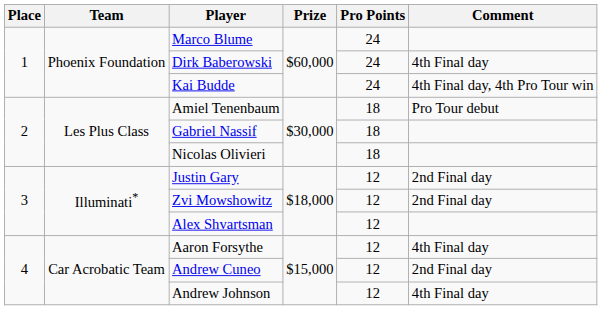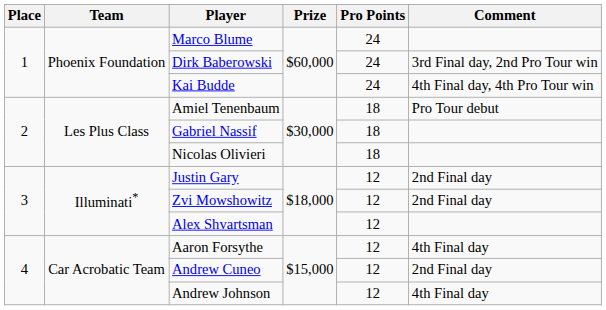(450, 62) 4th Final day -> (505, 62) 3rd Final day, 2nd Pro Tour win
